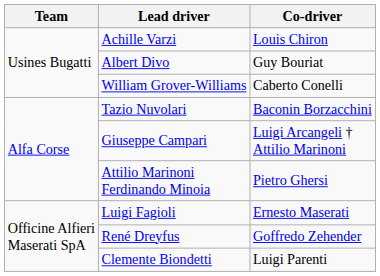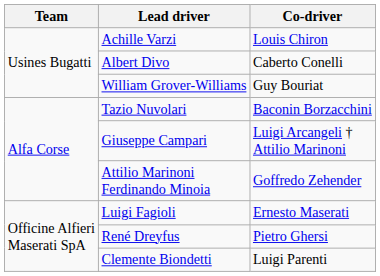(288, 62) Guy Bouriat -> (298, 62) Caberto Conelli
(298, 86) Caberto Conelli -> (288, 86) Guy Bouriat
(290, 181) Pietro Ghersi -> (307, 181) Goffredo Zehender
(307, 236) Goffredo Zehender -> (290, 236) Pietro Ghersi
